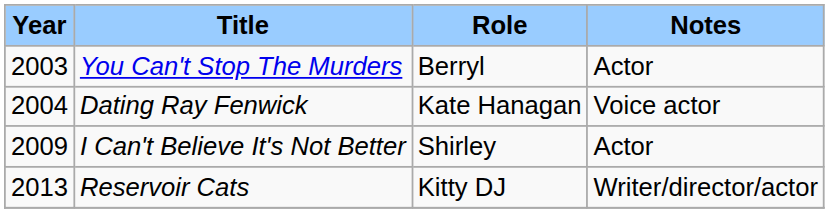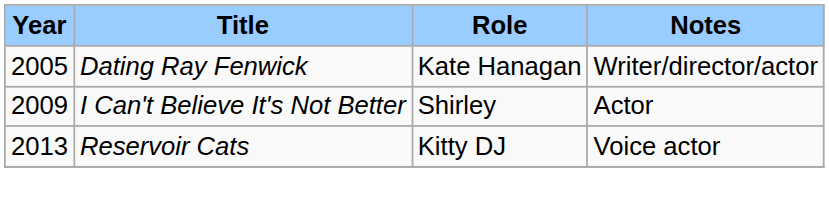- row: (241, 66)
(39, 107) 2004 -> (39, 66) 2005
(657, 107) Voice actor -> (706, 66) Writer/director/actor
(706, 188) Writer/director/actor -> (657, 147) Voice actor
